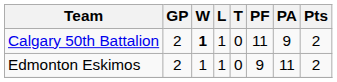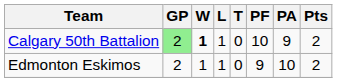(177, 41) no background -> (177, 41) lightgreen background
(260, 41) 11 -> (260, 41) 10
(287, 65) 11 -> (287, 65) 10
